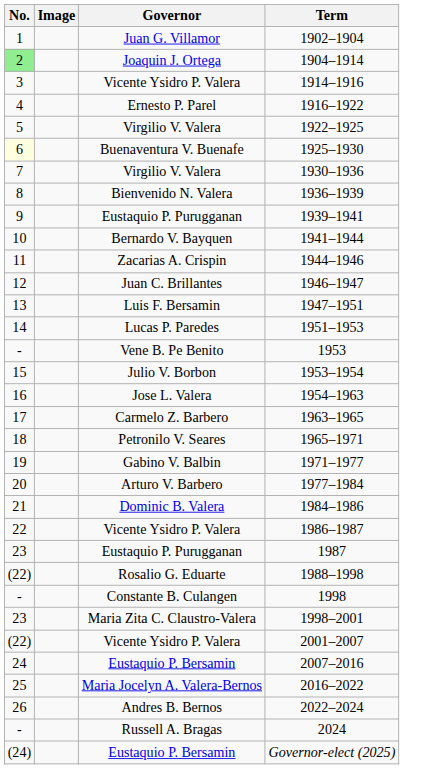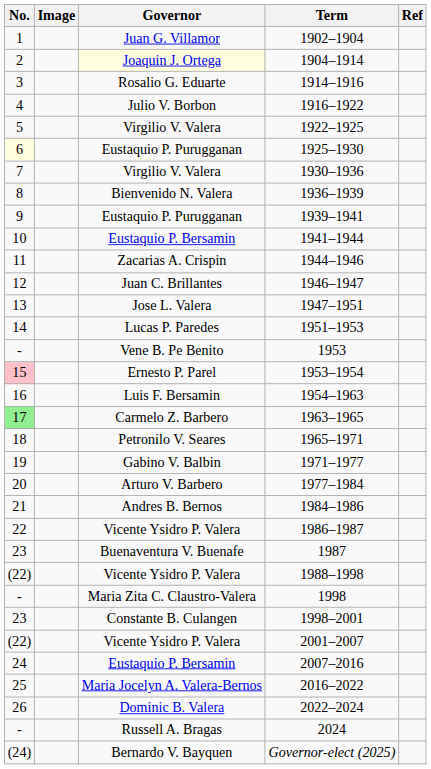+ column: (412, 15)
(19, 60) lightgreen background -> (19, 60) no background
(172, 60) no background -> (172, 60) lightyellow background
(172, 82) Vicente Ysidro P. Valera -> (172, 82) Rosalio G. Eduarte
(172, 104) Ernesto P. Parel -> (172, 104) Julio V. Borbon
(172, 149) Buenaventura V. Buenafe -> (172, 149) Eustaquio P. Purugganan
(172, 238) Bernardo V. Bayquen -> (172, 238) Eustaquio P. Bersamin
(172, 305) Luis F. Bersamin -> (172, 305) Jose L. Valera
(19, 372) no background -> (19, 372) pink background
(172, 372) Julio V. Borbon -> (172, 372) Ernesto P. Parel
(172, 395) Jose L. Valera -> (172, 395) Luis F. Bersamin
(19, 417) no background -> (19, 417) lightgreen background
(172, 506) Dominic B. Valera -> (172, 506) Andres B. Bernos
(172, 551) Eustaquio P. Purugganan -> (172, 551) Buenaventura V. Buenafe
(172, 573) Rosalio G. Eduarte -> (172, 573) Vicente Ysidro P. Valera
(172, 596) Constante B. Culangen -> (172, 596) Maria Zita C. Claustro-Valera
(172, 618) Maria Zita C. Claustro-Valera -> (172, 618) Constante B. Culangen
(172, 707) Andres B. Bernos -> (172, 707) Dominic B. Valera
(172, 752) Eustaquio P. Bersamin -> (172, 752) Bernardo V. Bayquen
